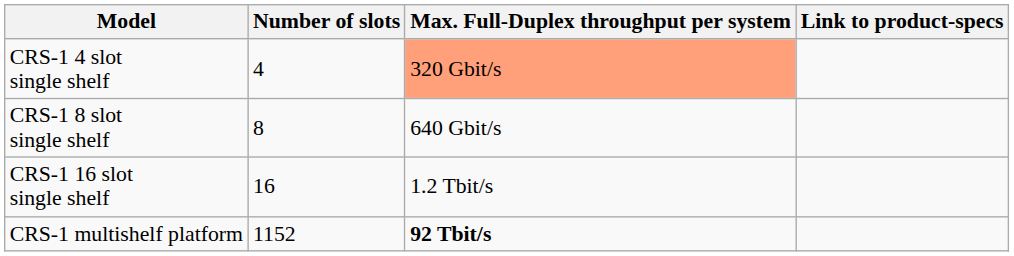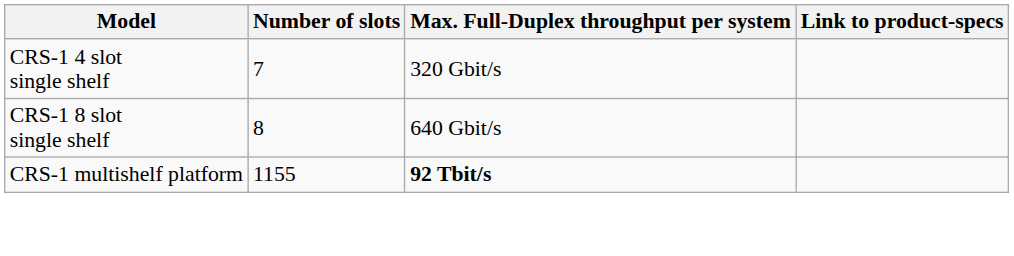(258, 68) 4 -> (258, 68) 7
(456, 68) lightsalmon background -> (456, 68) no background
- row: (71, 186)
(274, 233) 1152 -> (274, 174) 1155
